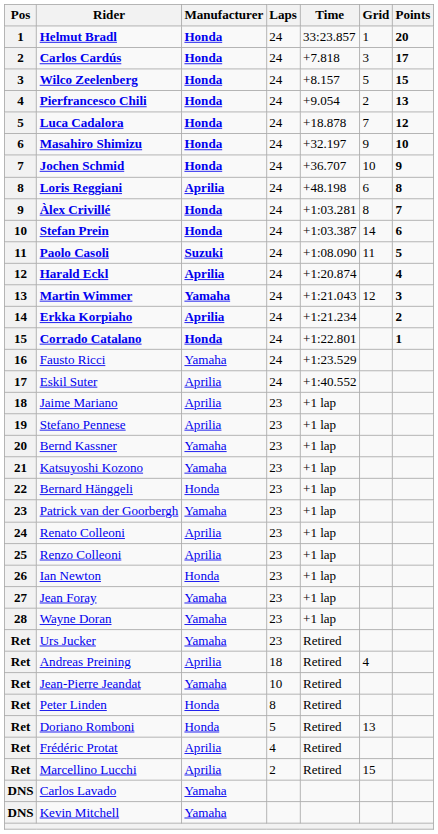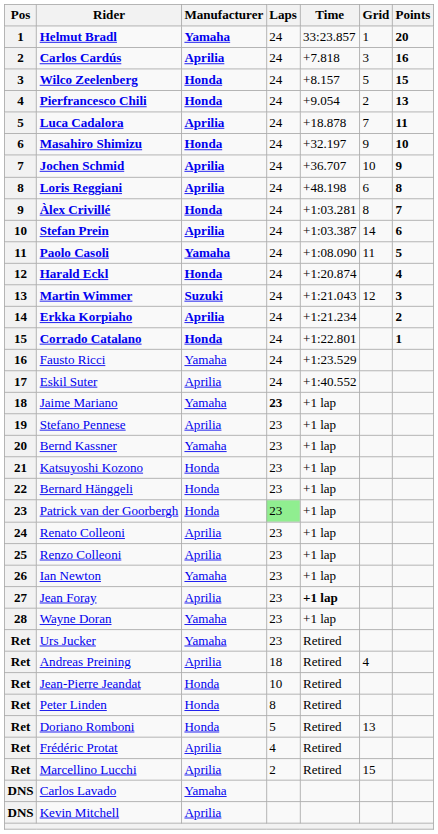(203, 37) Honda -> (207, 37) Yamaha
(203, 58) Honda -> (204, 58) Aprilia
(402, 58) 17 -> (402, 58) 16
(203, 123) Honda -> (204, 123) Aprilia
(402, 123) 12 -> (402, 123) 11
(203, 166) Honda -> (204, 166) Aprilia
(203, 231) Honda -> (204, 231) Aprilia
(204, 252) Suzuki -> (207, 252) Yamaha
(204, 274) Aprilia -> (203, 274) Honda
(207, 295) Yamaha -> (204, 295) Suzuki
(203, 403) Aprilia -> (206, 403) Yamaha
(276, 403) normal -> (276, 403) bold
(206, 468) Yamaha -> (202, 468) Honda
(206, 511) Yamaha -> (202, 511) Honda
(276, 511) no background -> (276, 511) lightgreen background
(202, 575) Honda -> (206, 575) Yamaha
(206, 597) Yamaha -> (203, 597) Aprilia
(320, 597) normal -> (320, 597) bold
(206, 683) Yamaha -> (202, 683) Honda
(206, 812) Yamaha -> (203, 812) Aprilia
